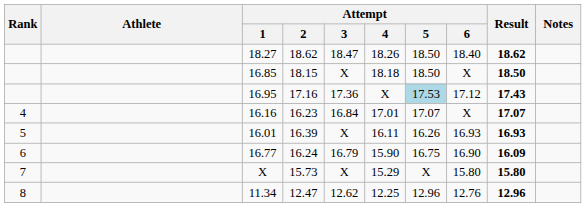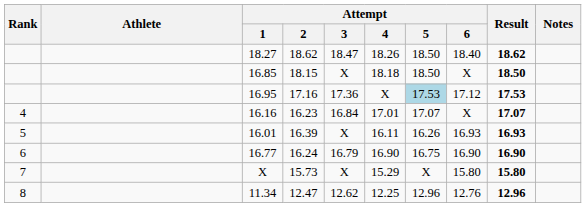(512, 93) 17.43 -> (512, 93) 17.53
(385, 152) 15.90 -> (385, 152) 16.90
(512, 152) 16.09 -> (512, 152) 16.90
